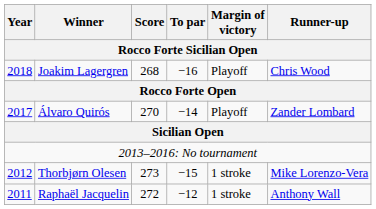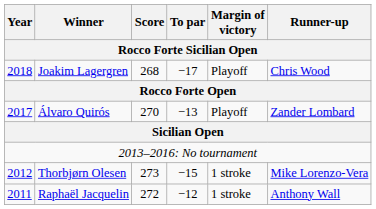(188, 70) −16 -> (188, 70) −17
(188, 111) −14 -> (188, 111) −13
